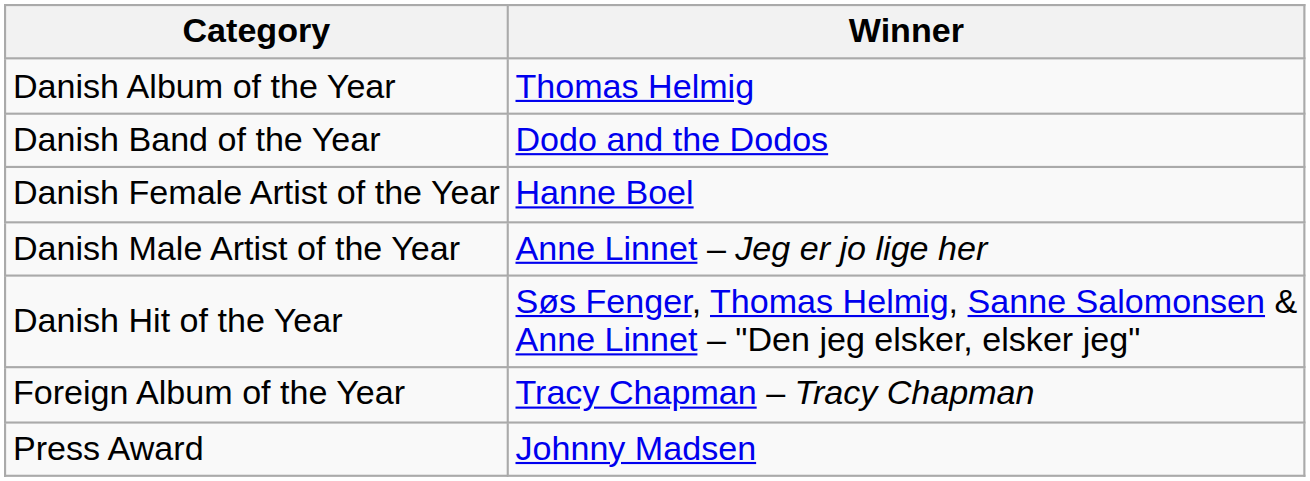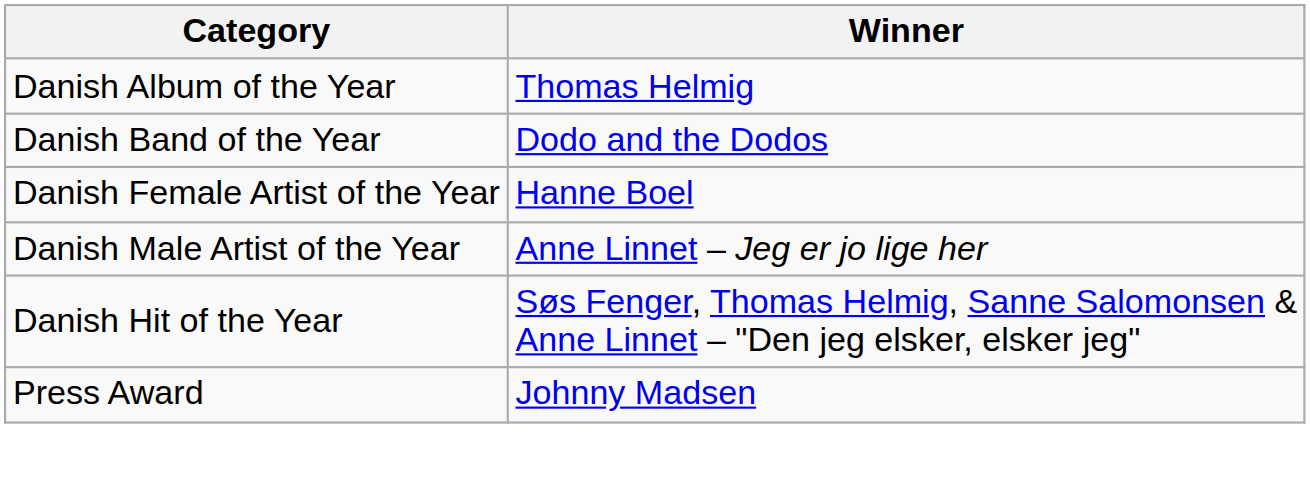- row: (209, 394)
